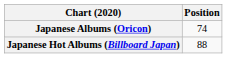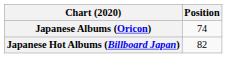(202, 45) 88 -> (202, 45) 82
